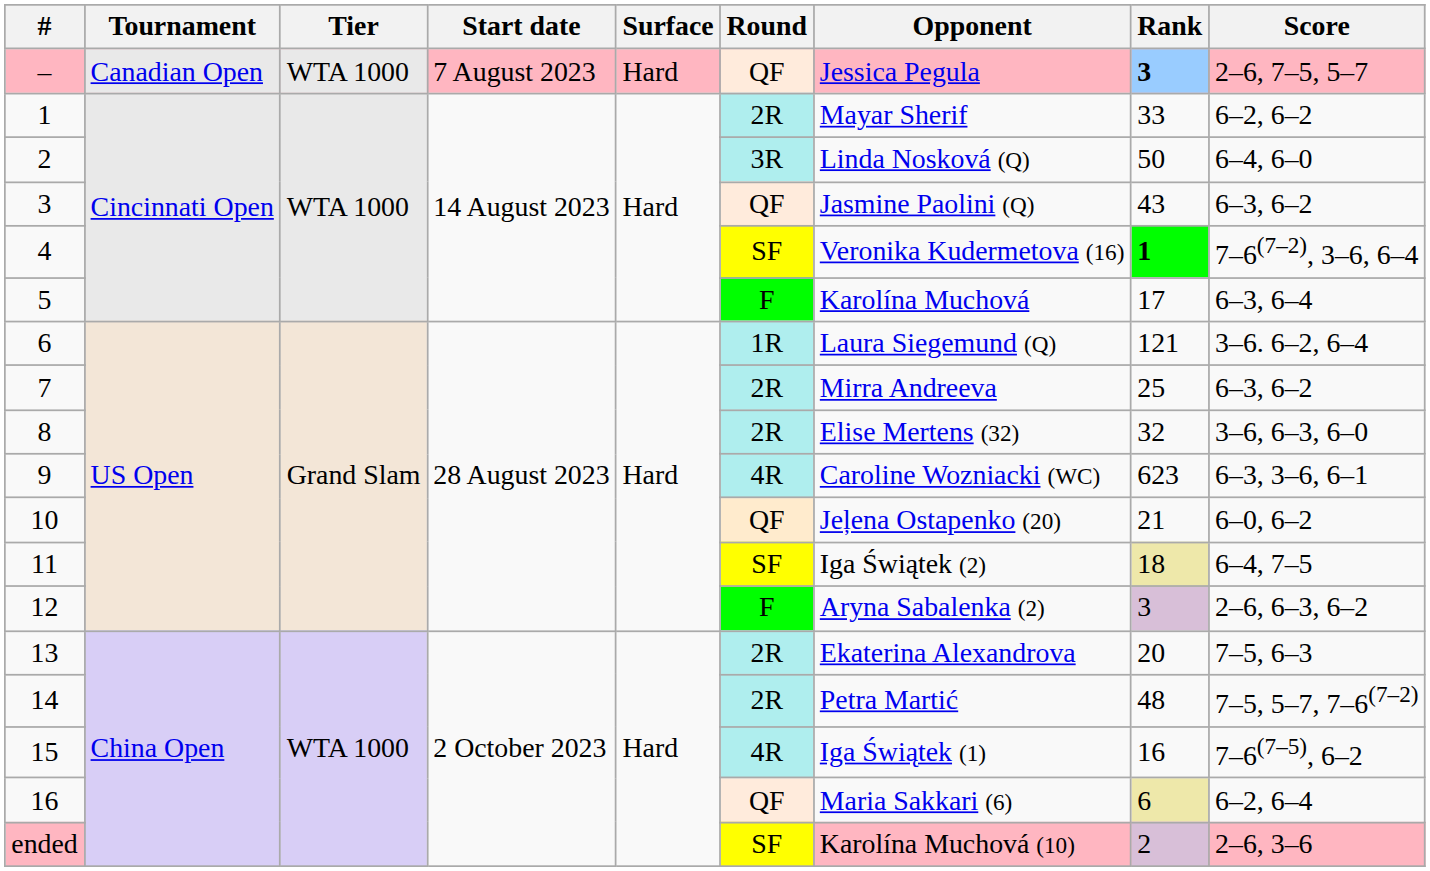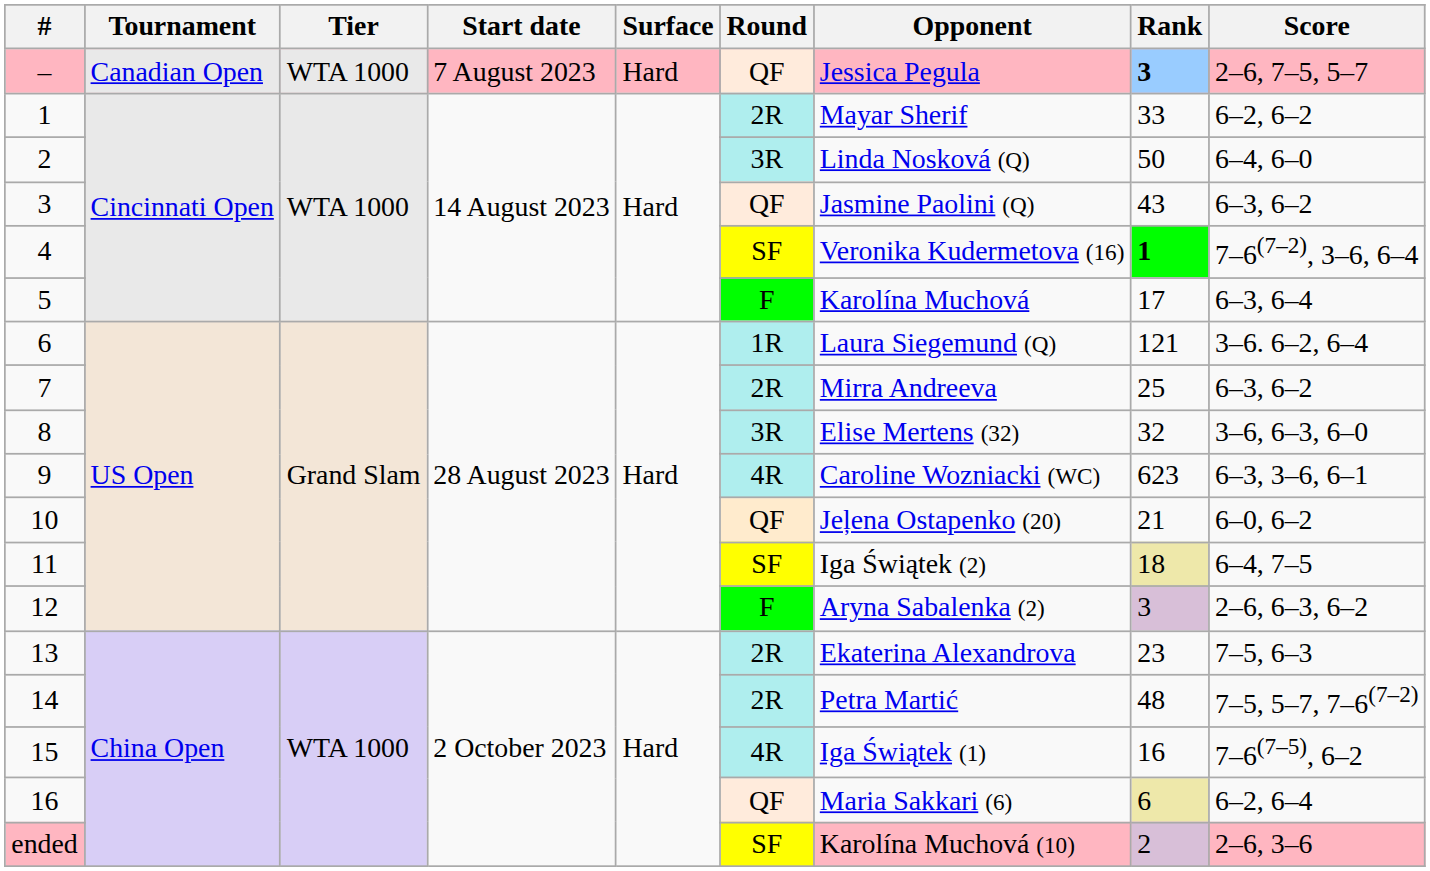(767, 431) 2R -> (767, 431) 3R
(1151, 652) 20 -> (1151, 652) 23
